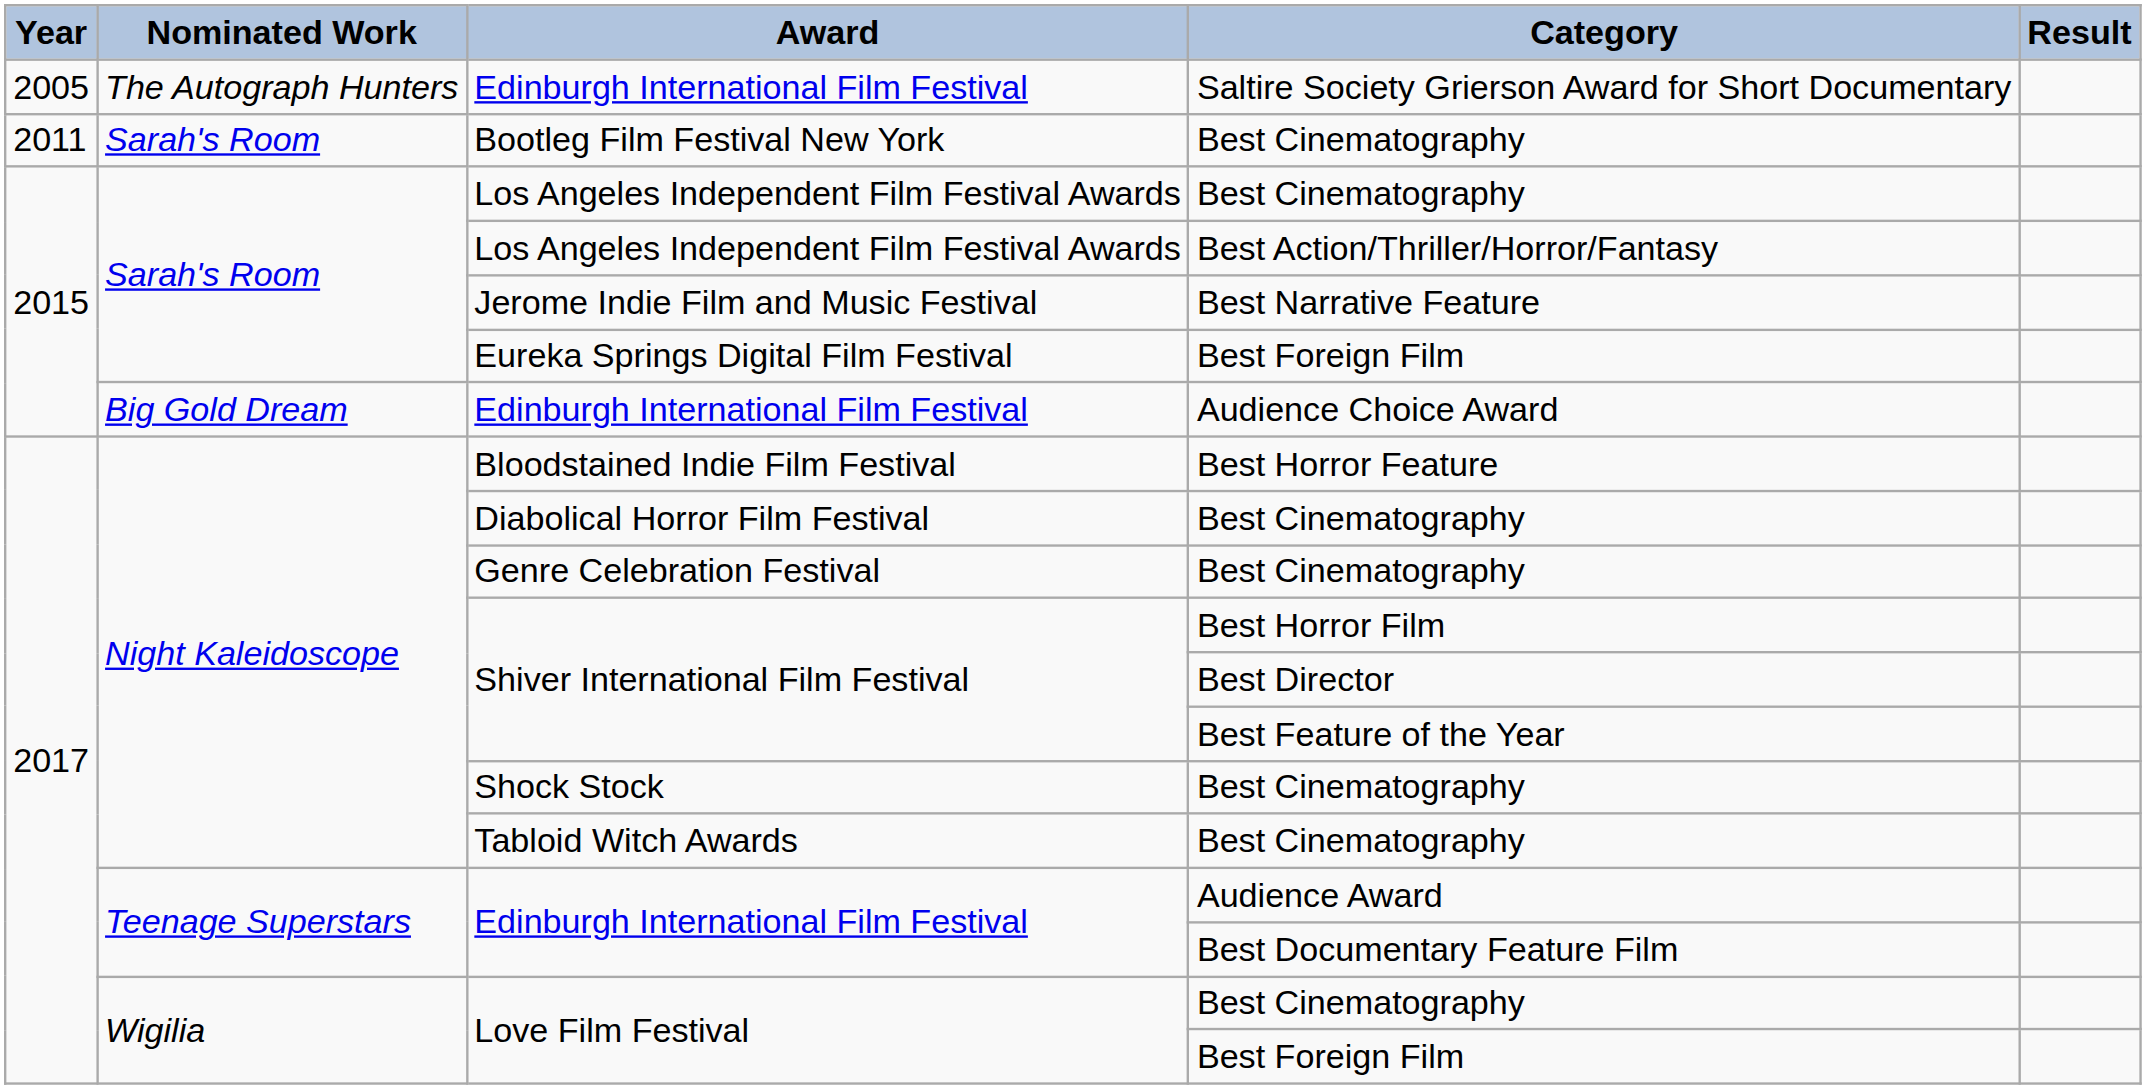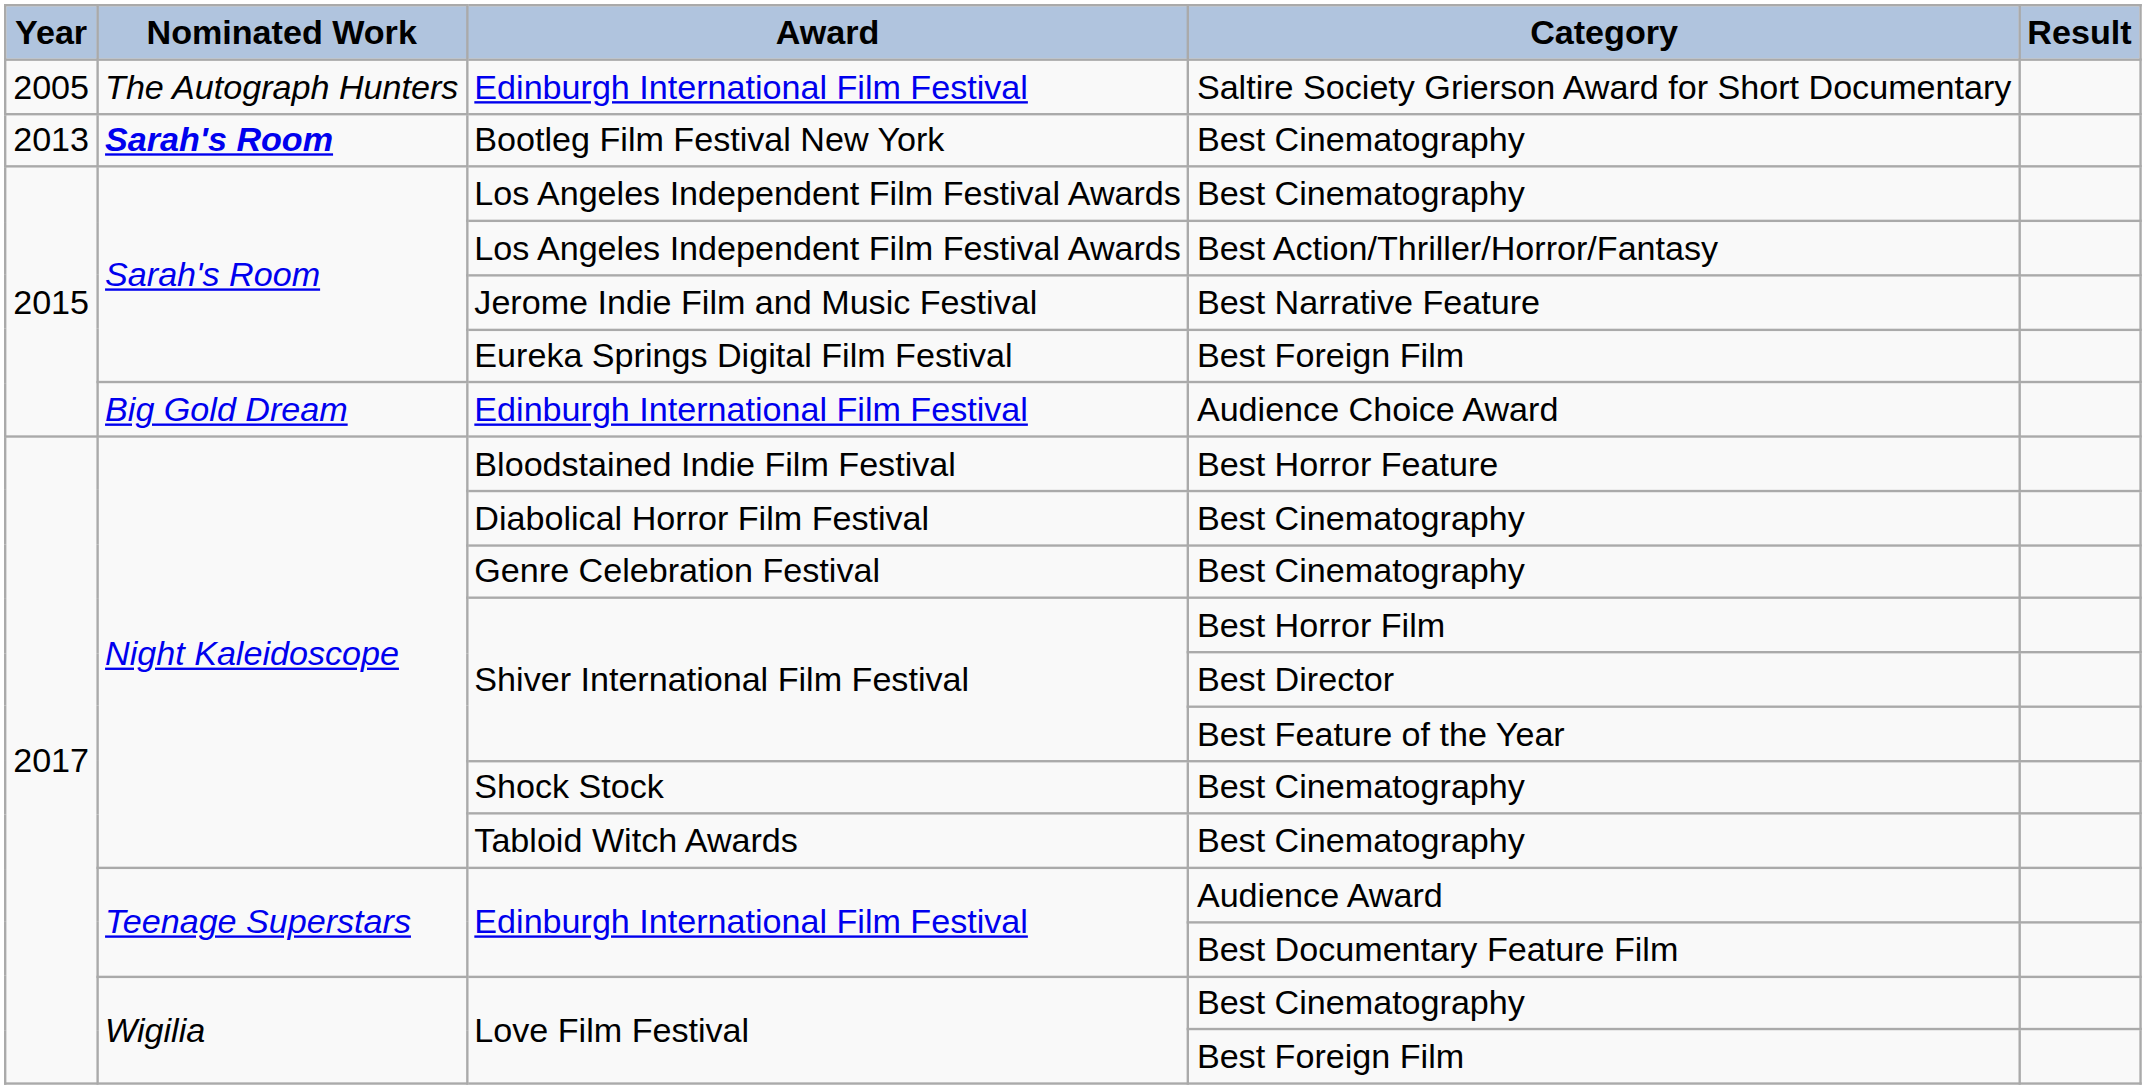(50, 140) 2011 -> (51, 140) 2013
(213, 140) normal -> (219, 140) bold
